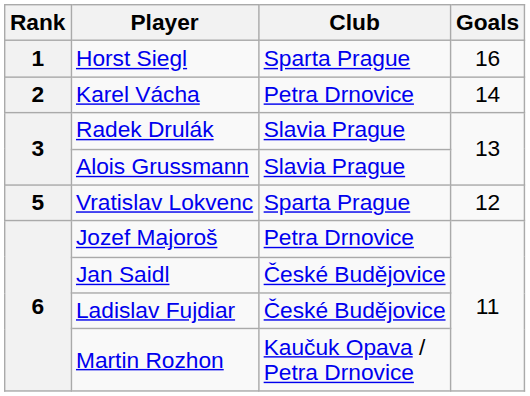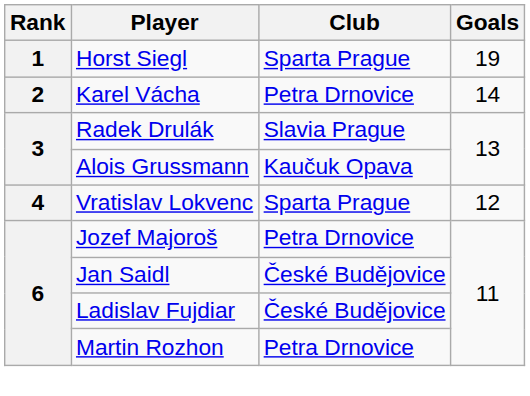(488, 58) 16 -> (488, 58) 19
(334, 166) Slavia Prague -> (338, 166) Kaučuk Opava
(38, 202) 5 -> (38, 202) 4
(344, 359) Kaučuk Opava / Petra Drnovice -> (339, 346) Petra Drnovice
